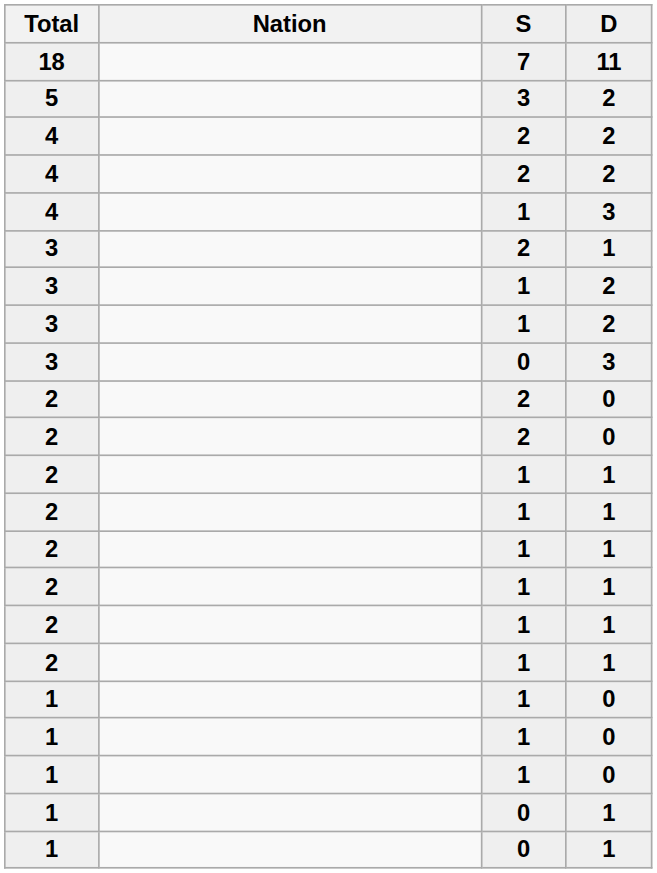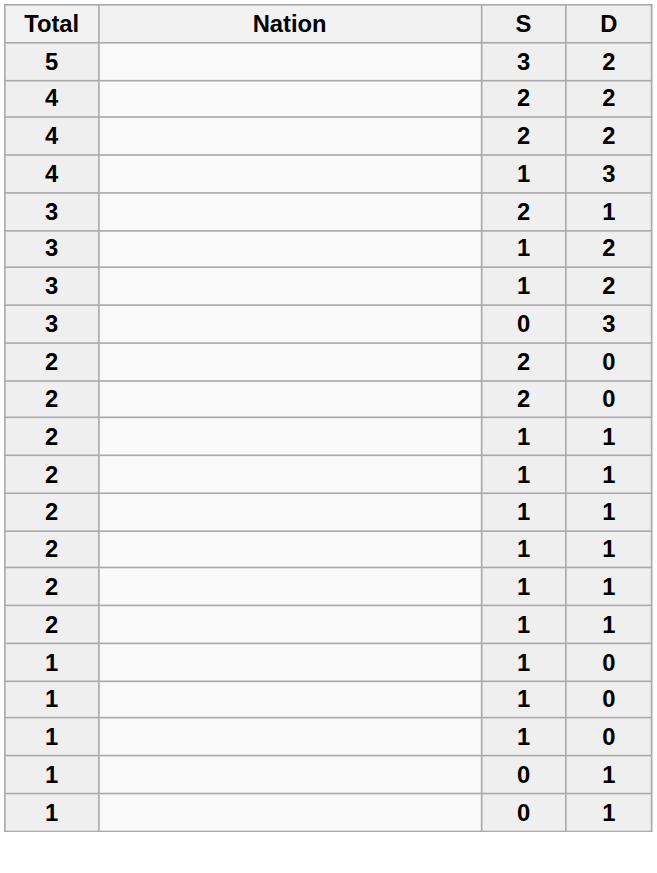- row: (52, 62)
